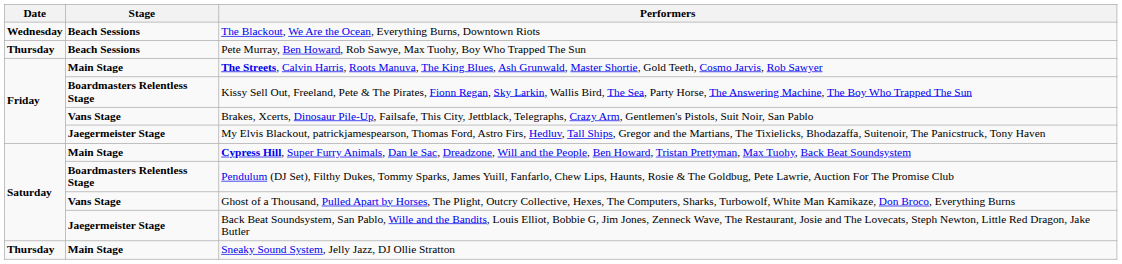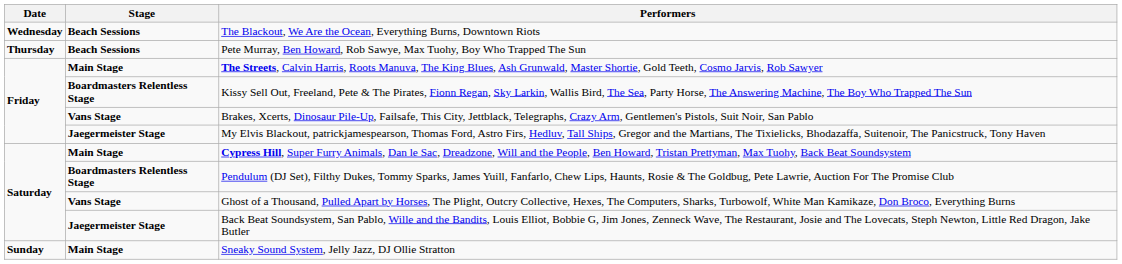(31, 250) Thursday -> (25, 250) Sunday
